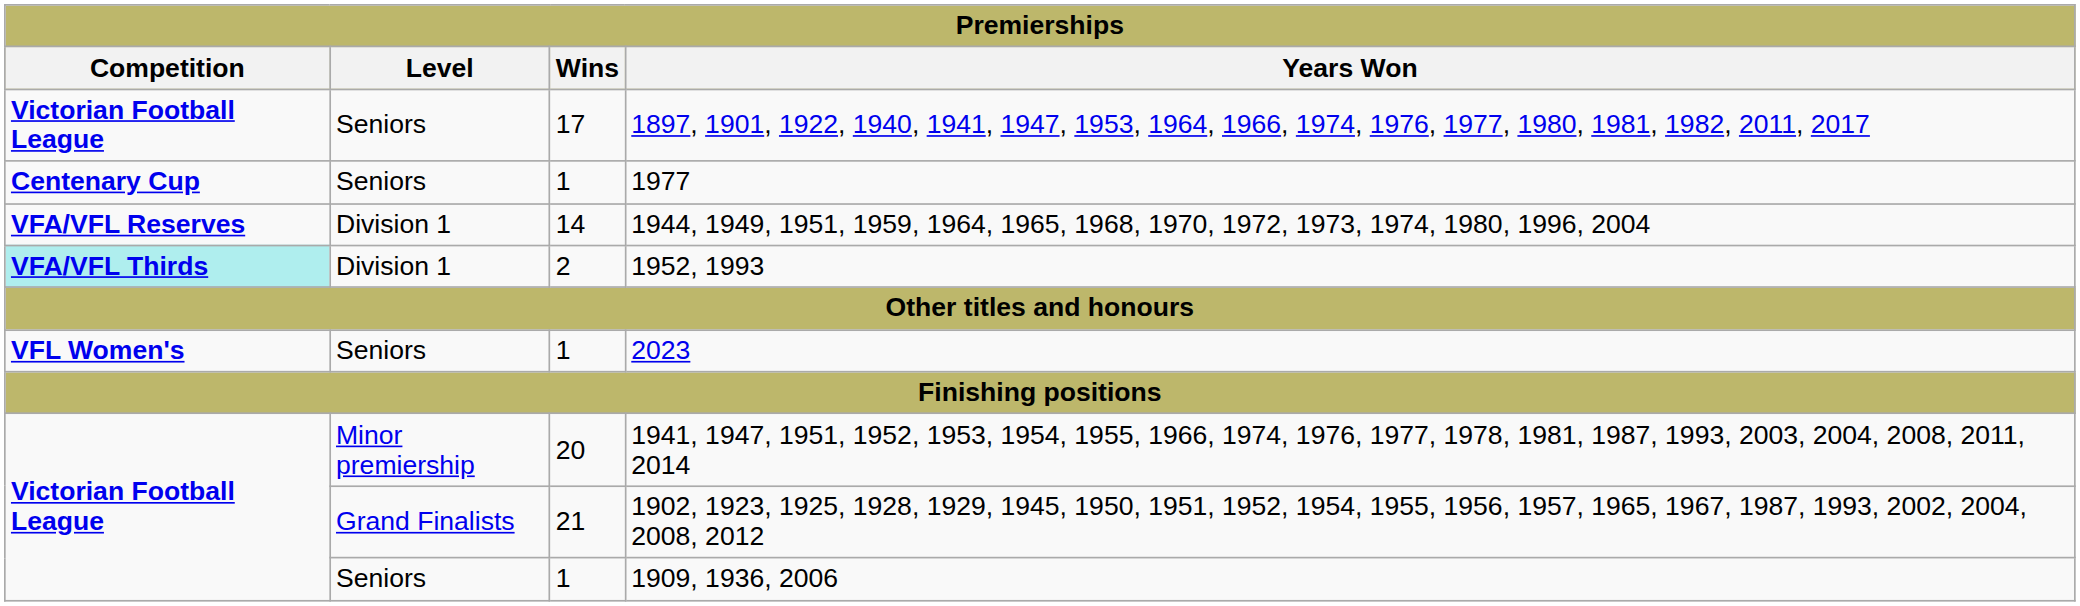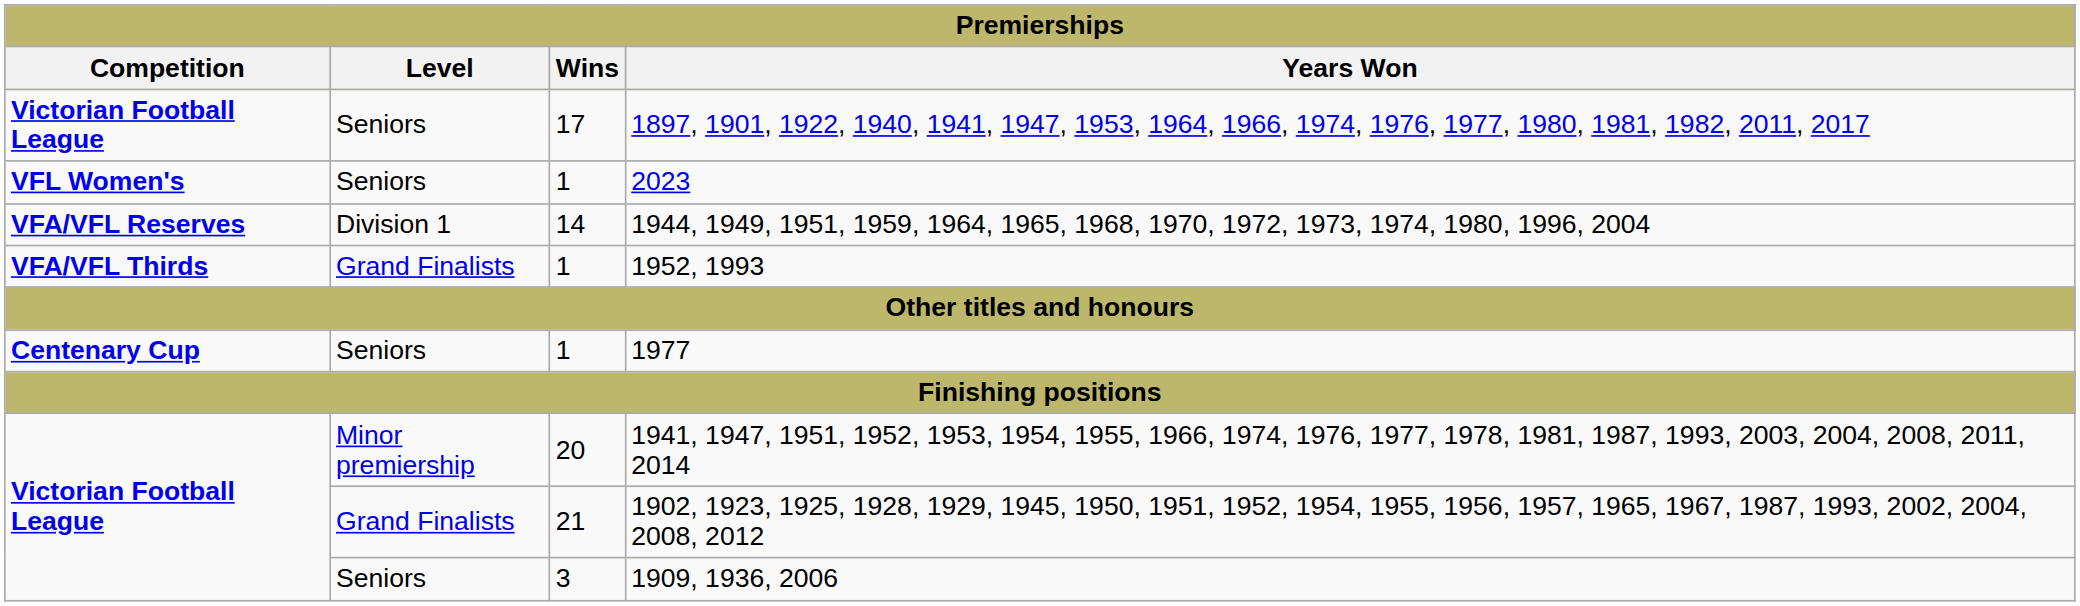rows swapped: (661, 350) <-> (661, 181)
(110, 266) paleturquoise background -> (110, 266) no background
(394, 266) Division 1 -> (425, 266) Grand Finalists
(563, 266) 2 -> (563, 266) 1
(563, 578) 1 -> (563, 578) 3
